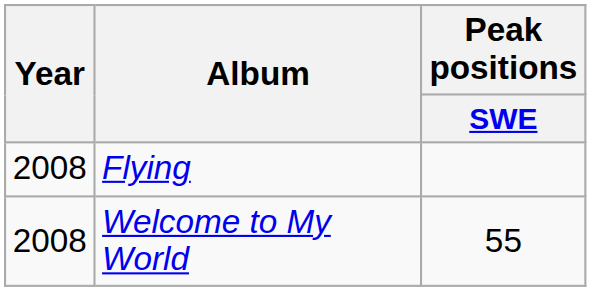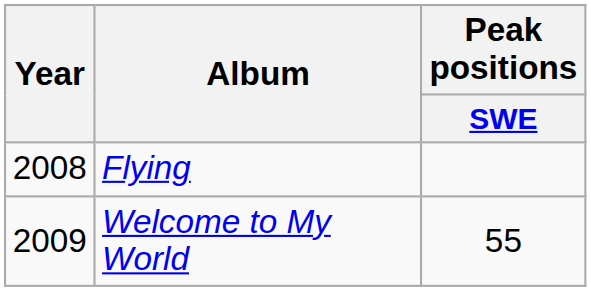(50, 239) 2008 -> (50, 239) 2009
